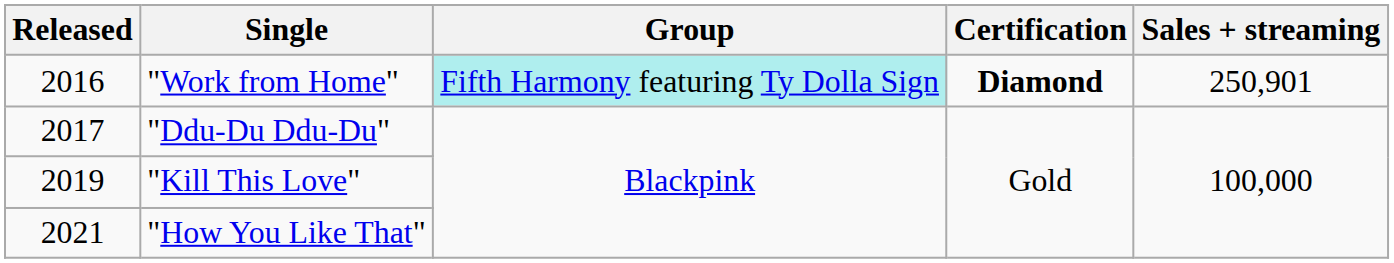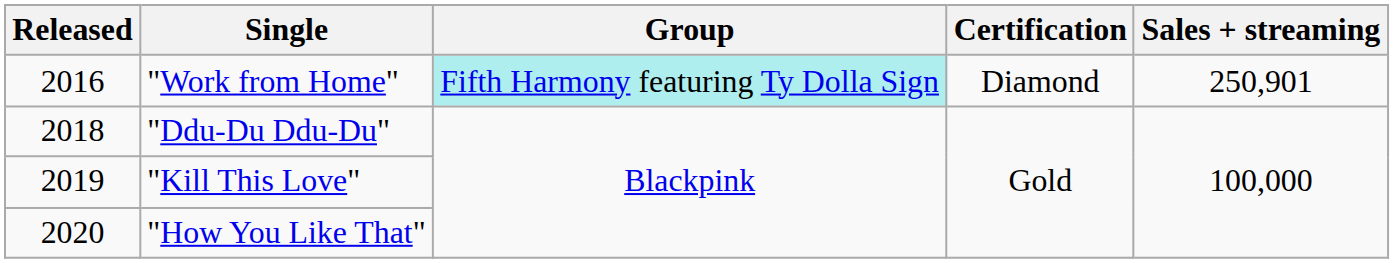(1040, 80) bold -> (1040, 80) normal
(72, 130) 2017 -> (72, 130) 2018
(72, 231) 2021 -> (72, 231) 2020
